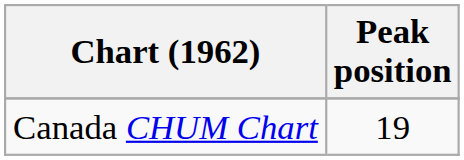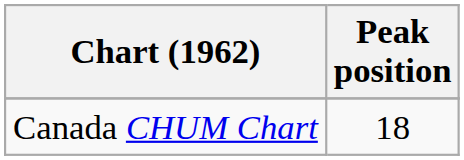(393, 126) 19 -> (393, 126) 18
